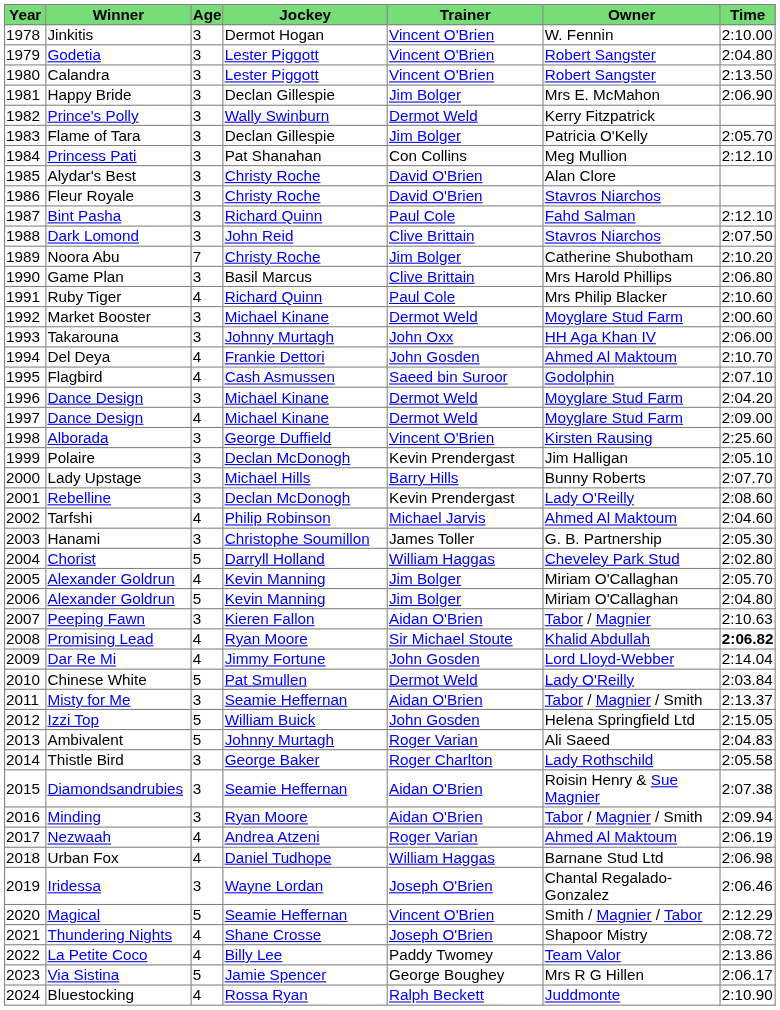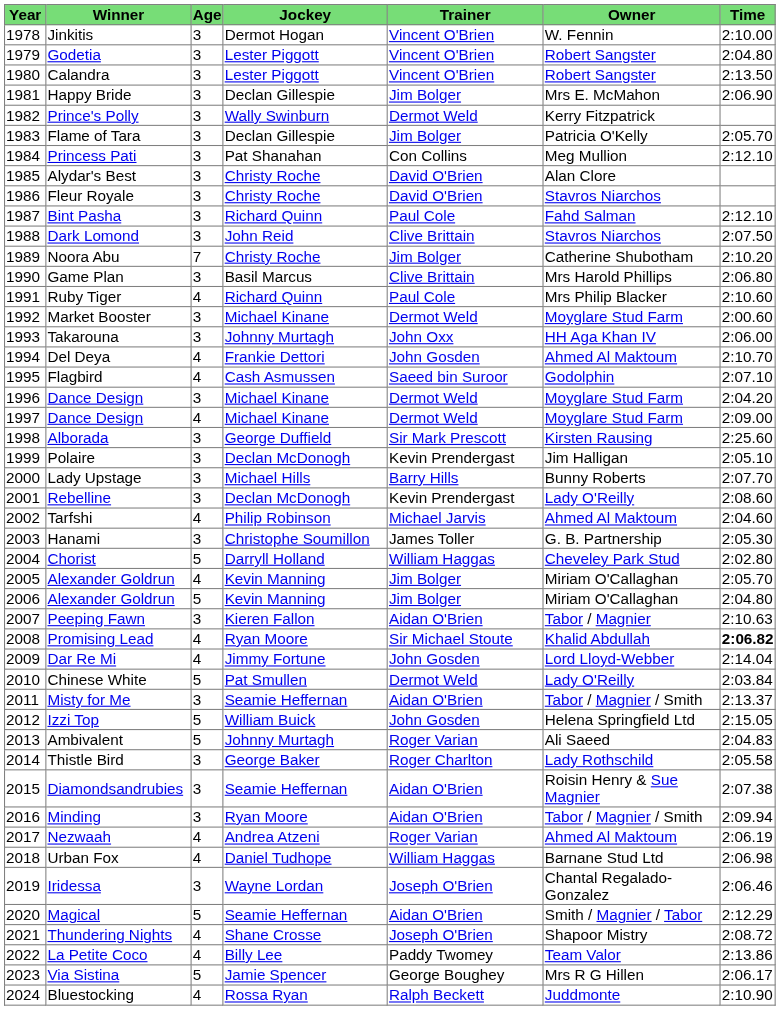(442, 438) Vincent O'Brien -> (447, 438) Sir Mark Prescott
(442, 915) Vincent O'Brien -> (436, 915) Aidan O'Brien
